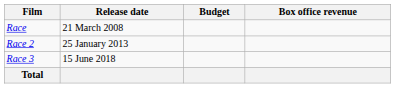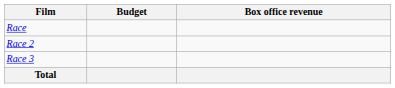- column: (122, 12)
